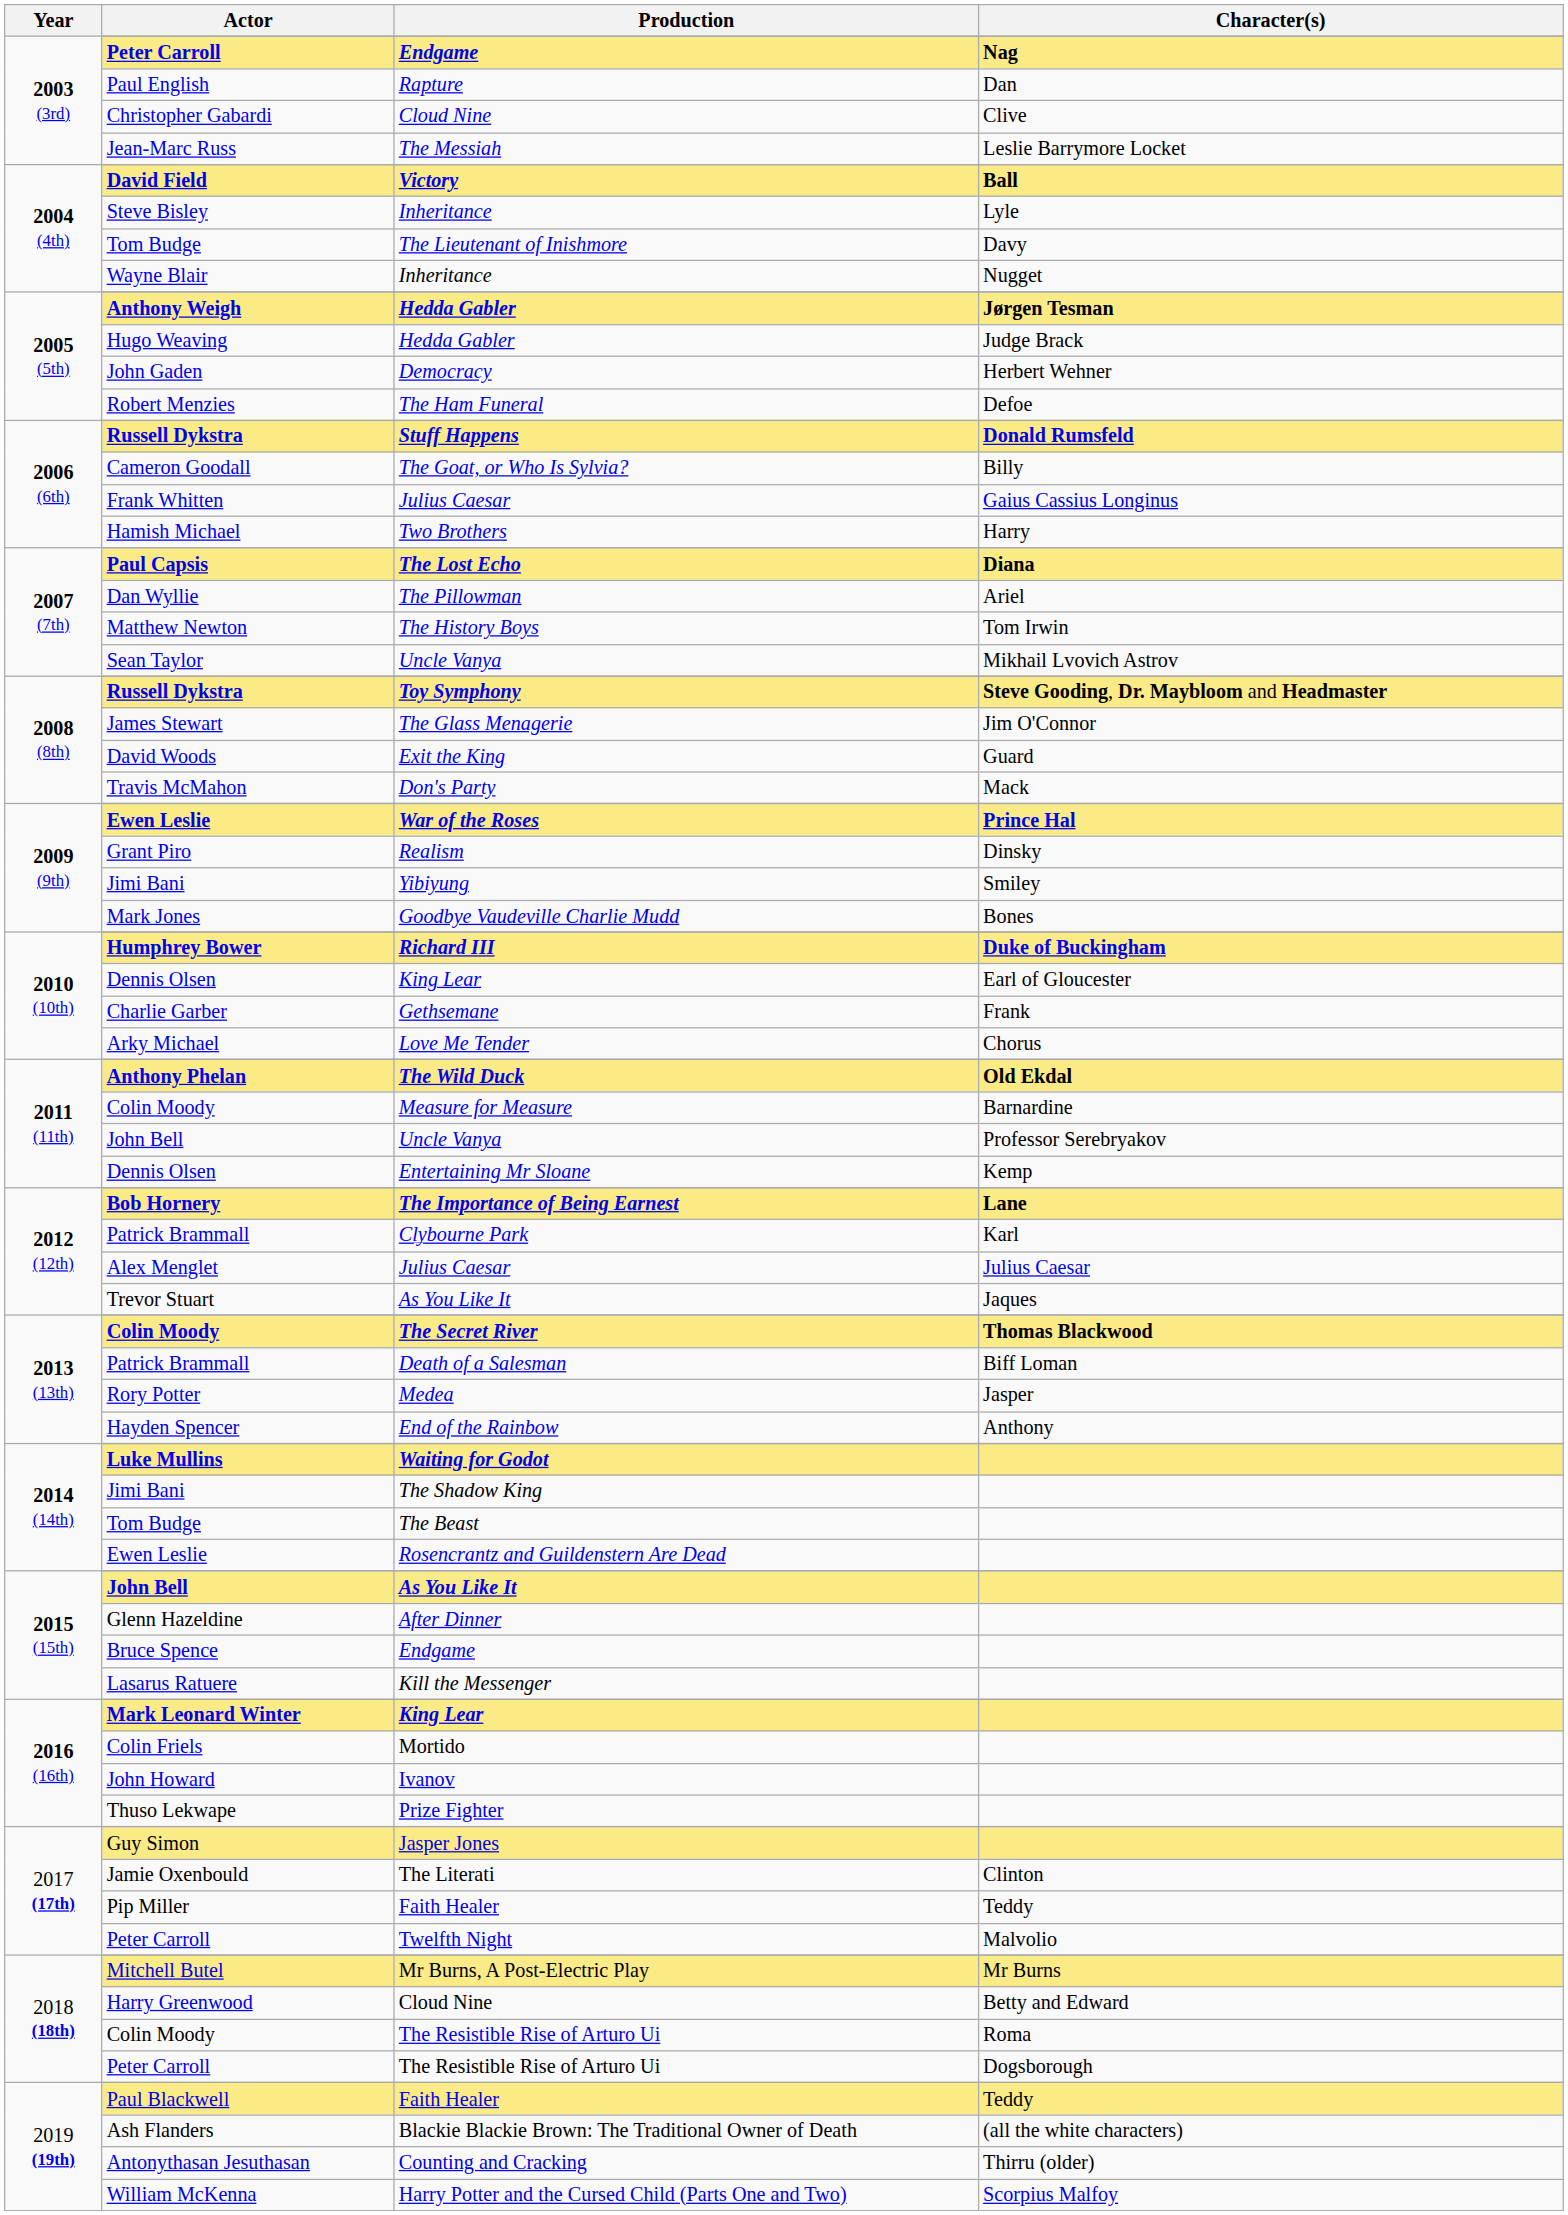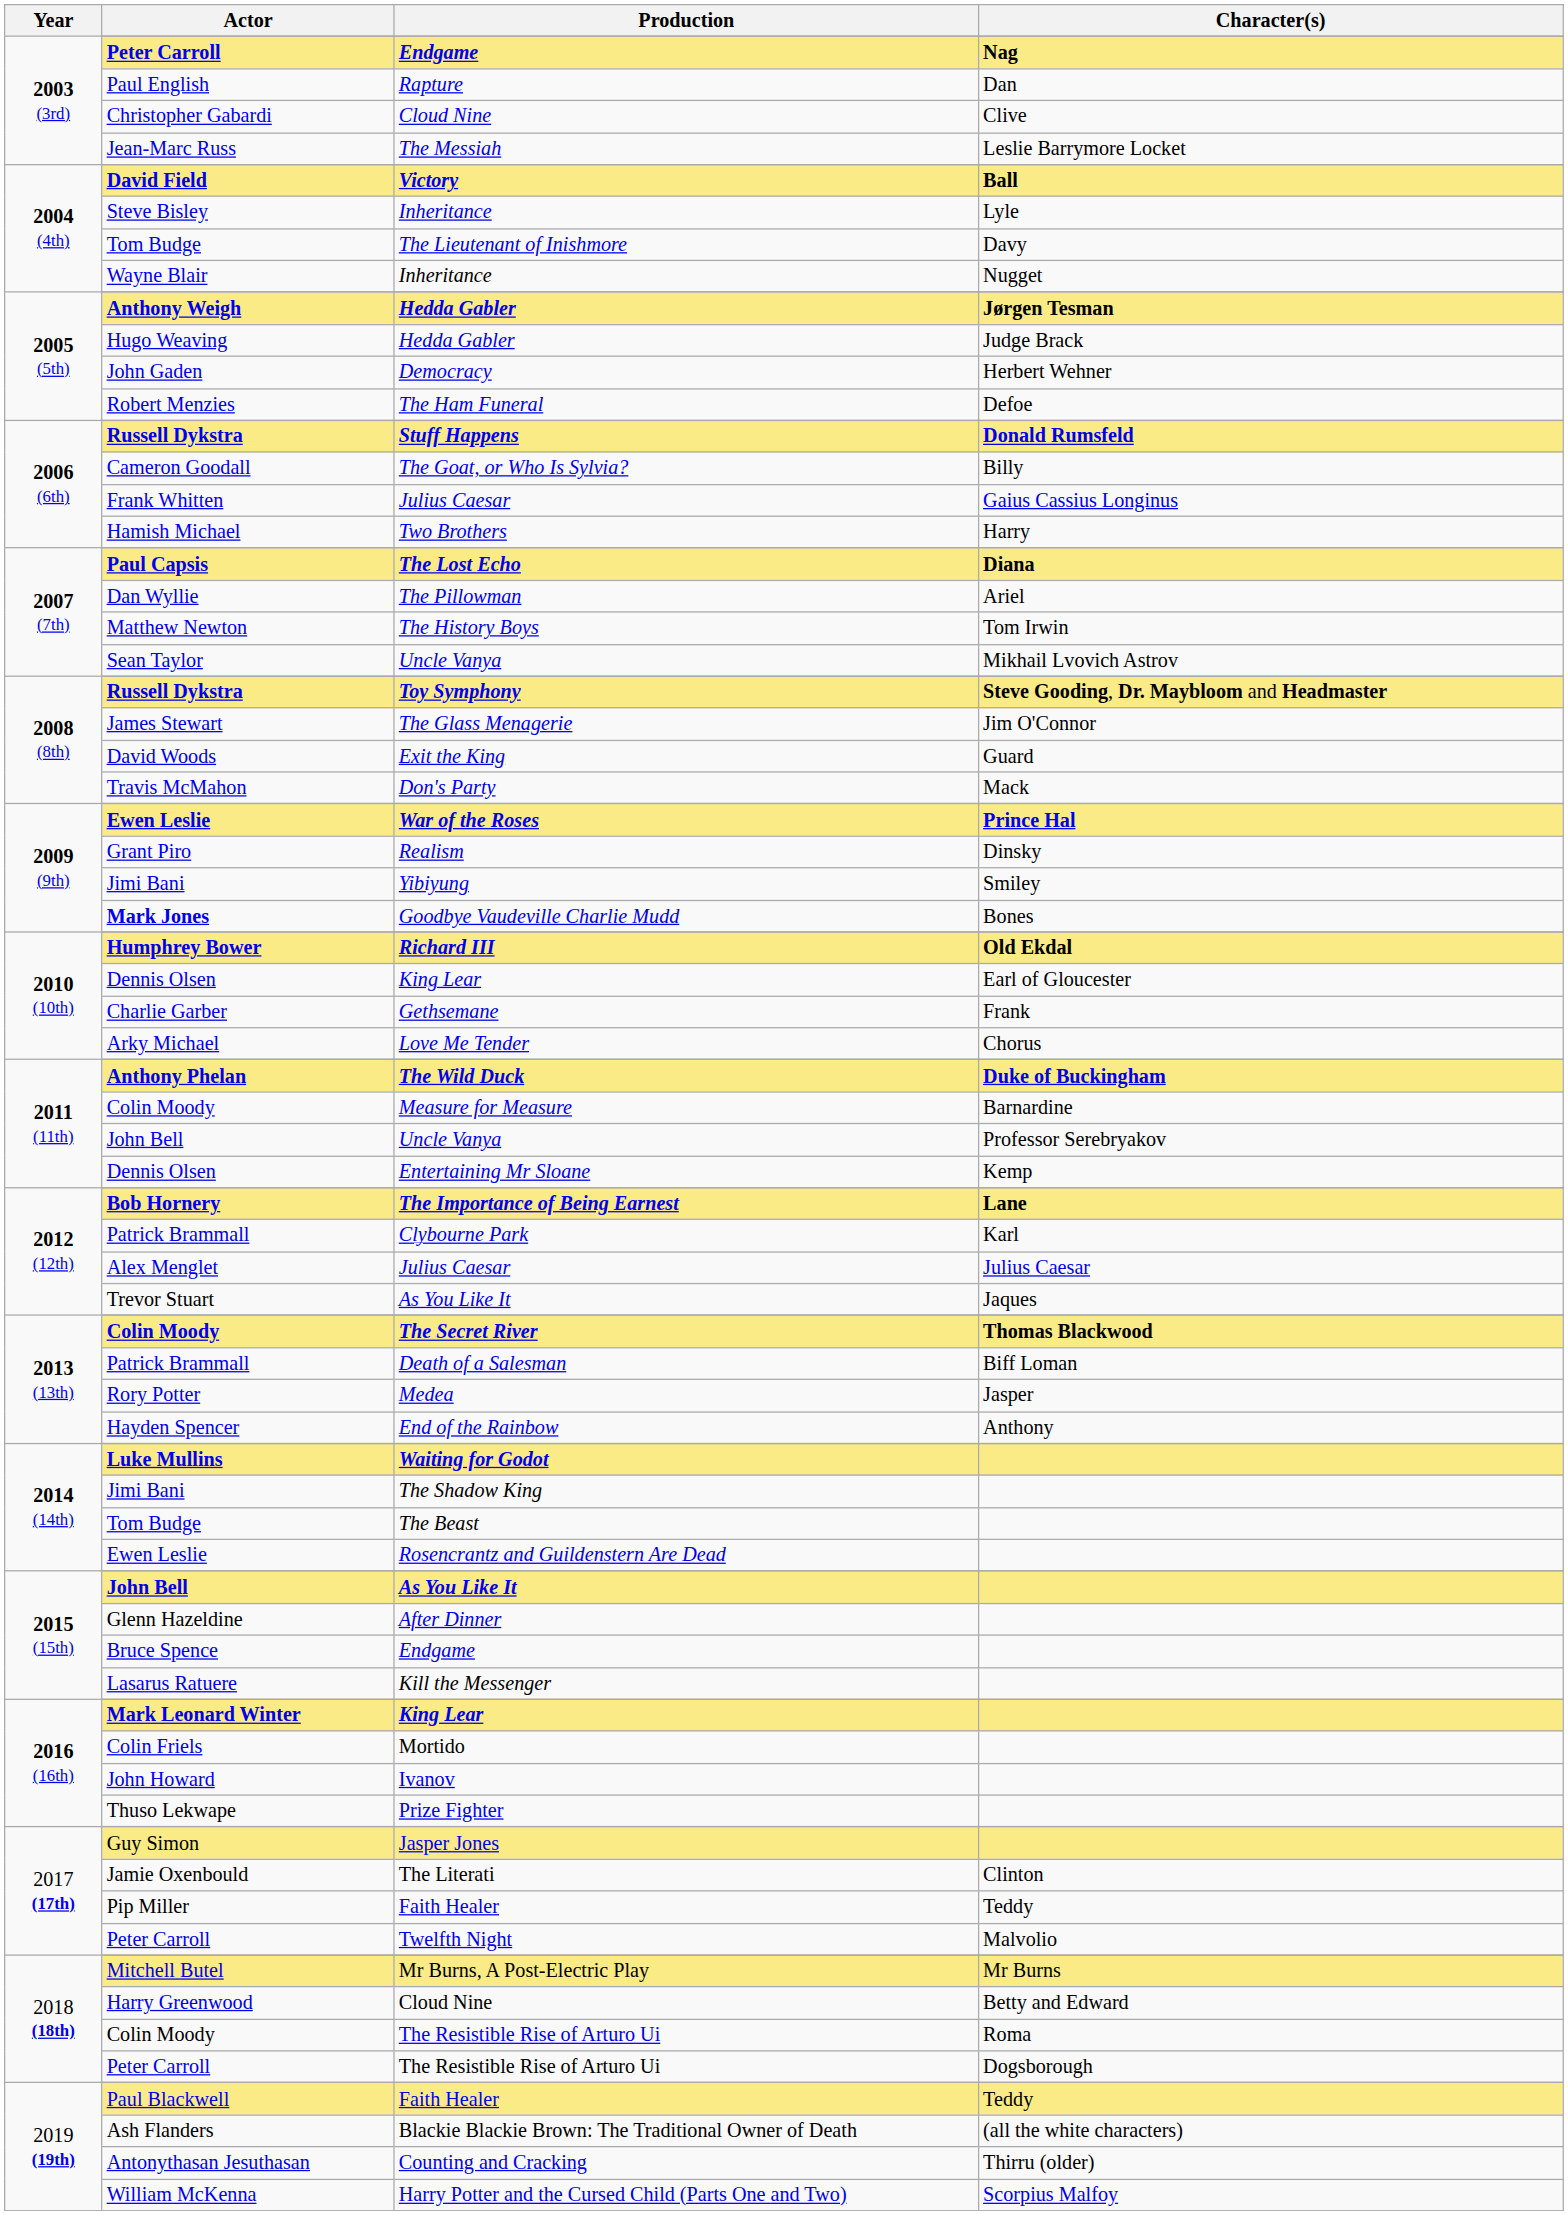(153, 915) normal -> (158, 915) bold
(1074, 947) Duke of Buckingham -> (1028, 947) Old Ekdal
(1028, 1075) Old Ekdal -> (1074, 1075) Duke of Buckingham
